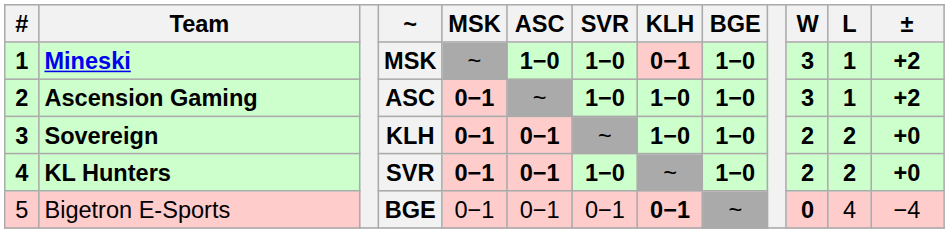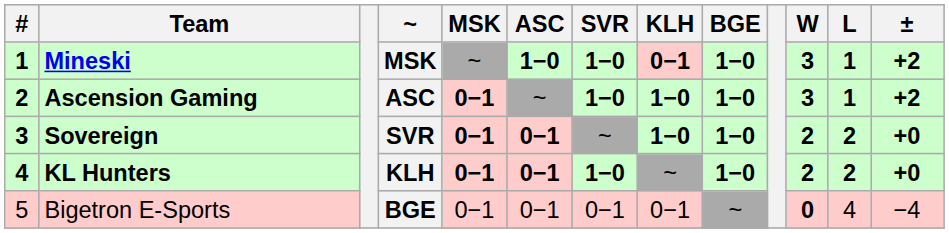(410, 136) KLH -> (410, 136) SVR
(410, 173) SVR -> (410, 173) KLH
(670, 210) bold -> (670, 210) normal
